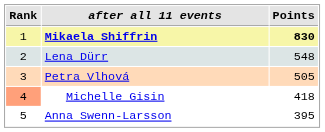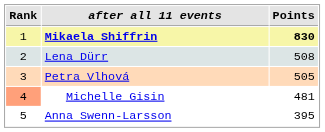(304, 56) 548 -> (304, 56) 508
(304, 96) 418 -> (304, 96) 481
